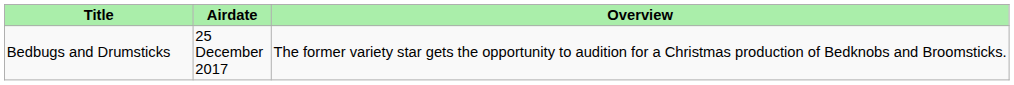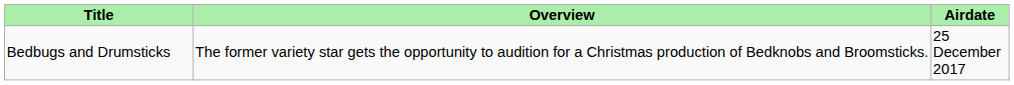columns swapped: (232, 15) <-> (640, 15)
